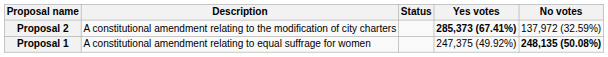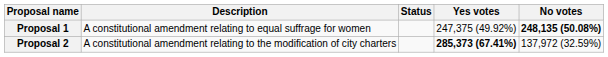rows swapped: (43, 44) <-> (43, 28)
